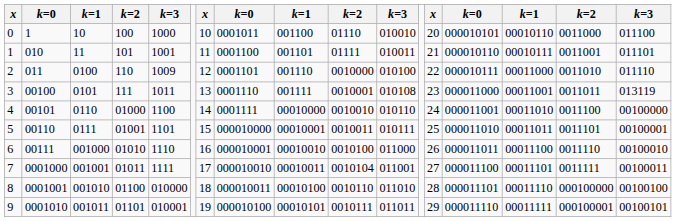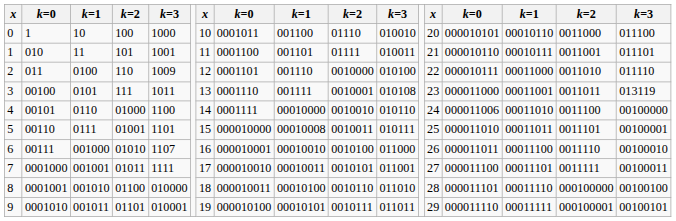(472, 110) 000011001 -> (472, 110) 000011006
(301, 129) 00010001 -> (301, 129) 00010008
(163, 149) 1110 -> (163, 149) 1107
(353, 168) 0010104 -> (353, 168) 0010101
